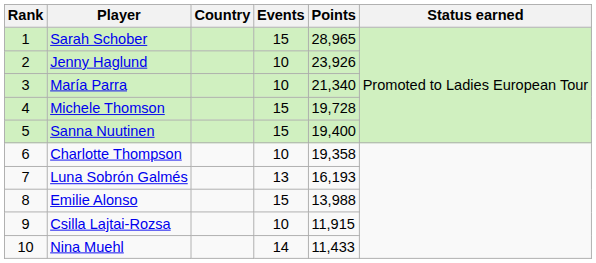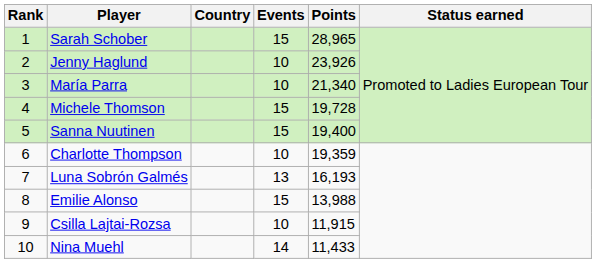(334, 154) 19,358 -> (334, 154) 19,359
